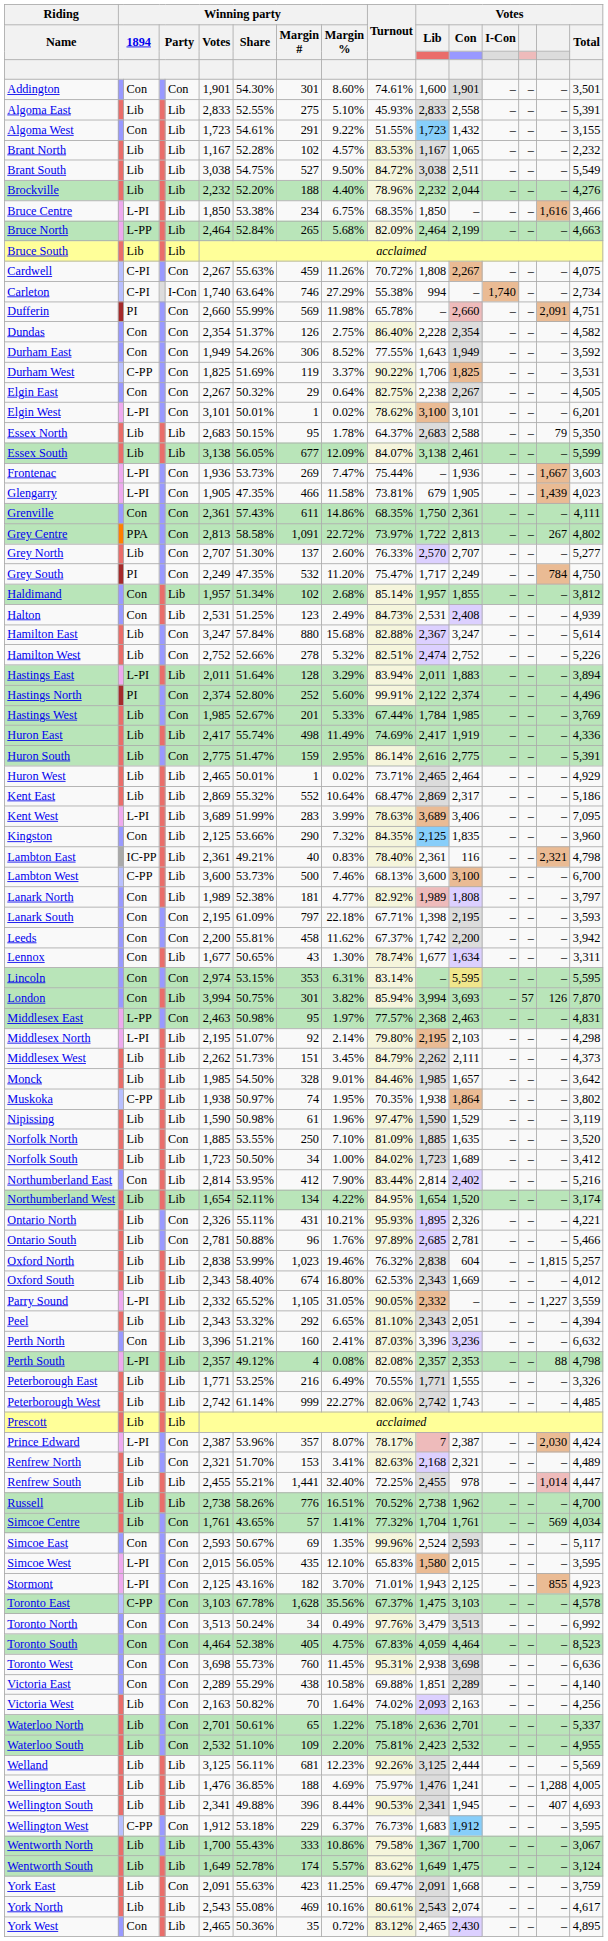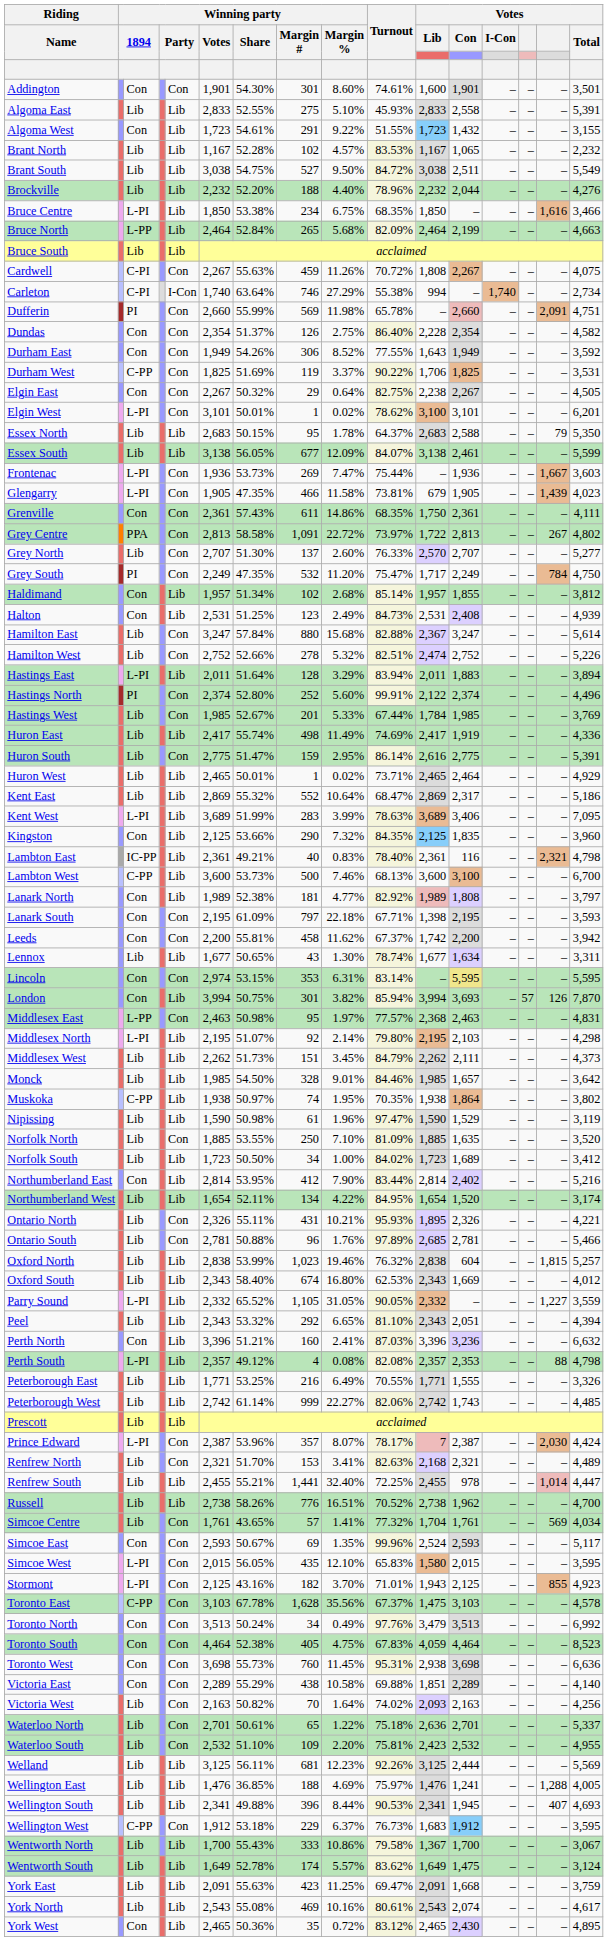(137, 958) Con -> (135, 958) Lib
(178, 1886) Con -> (177, 1886) Lib
